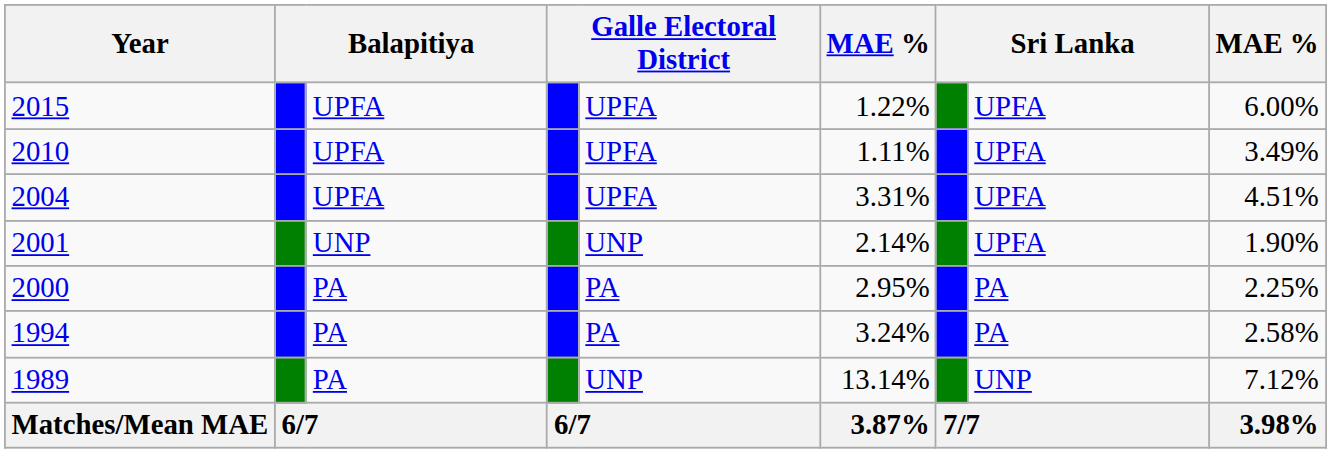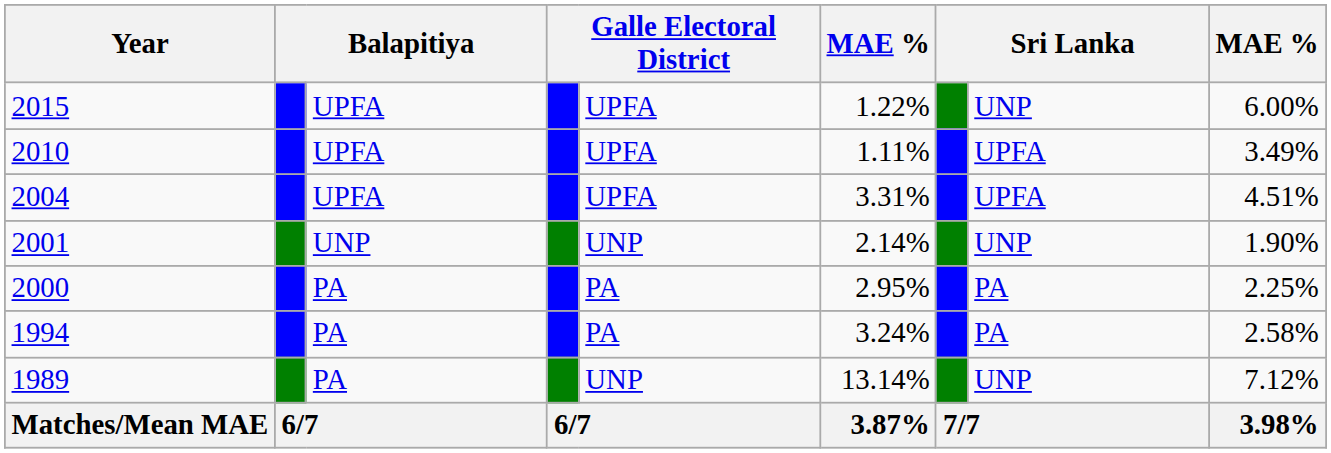(1010, 105) UPFA -> (1003, 105) UNP
(1010, 242) UPFA -> (1003, 242) UNP
